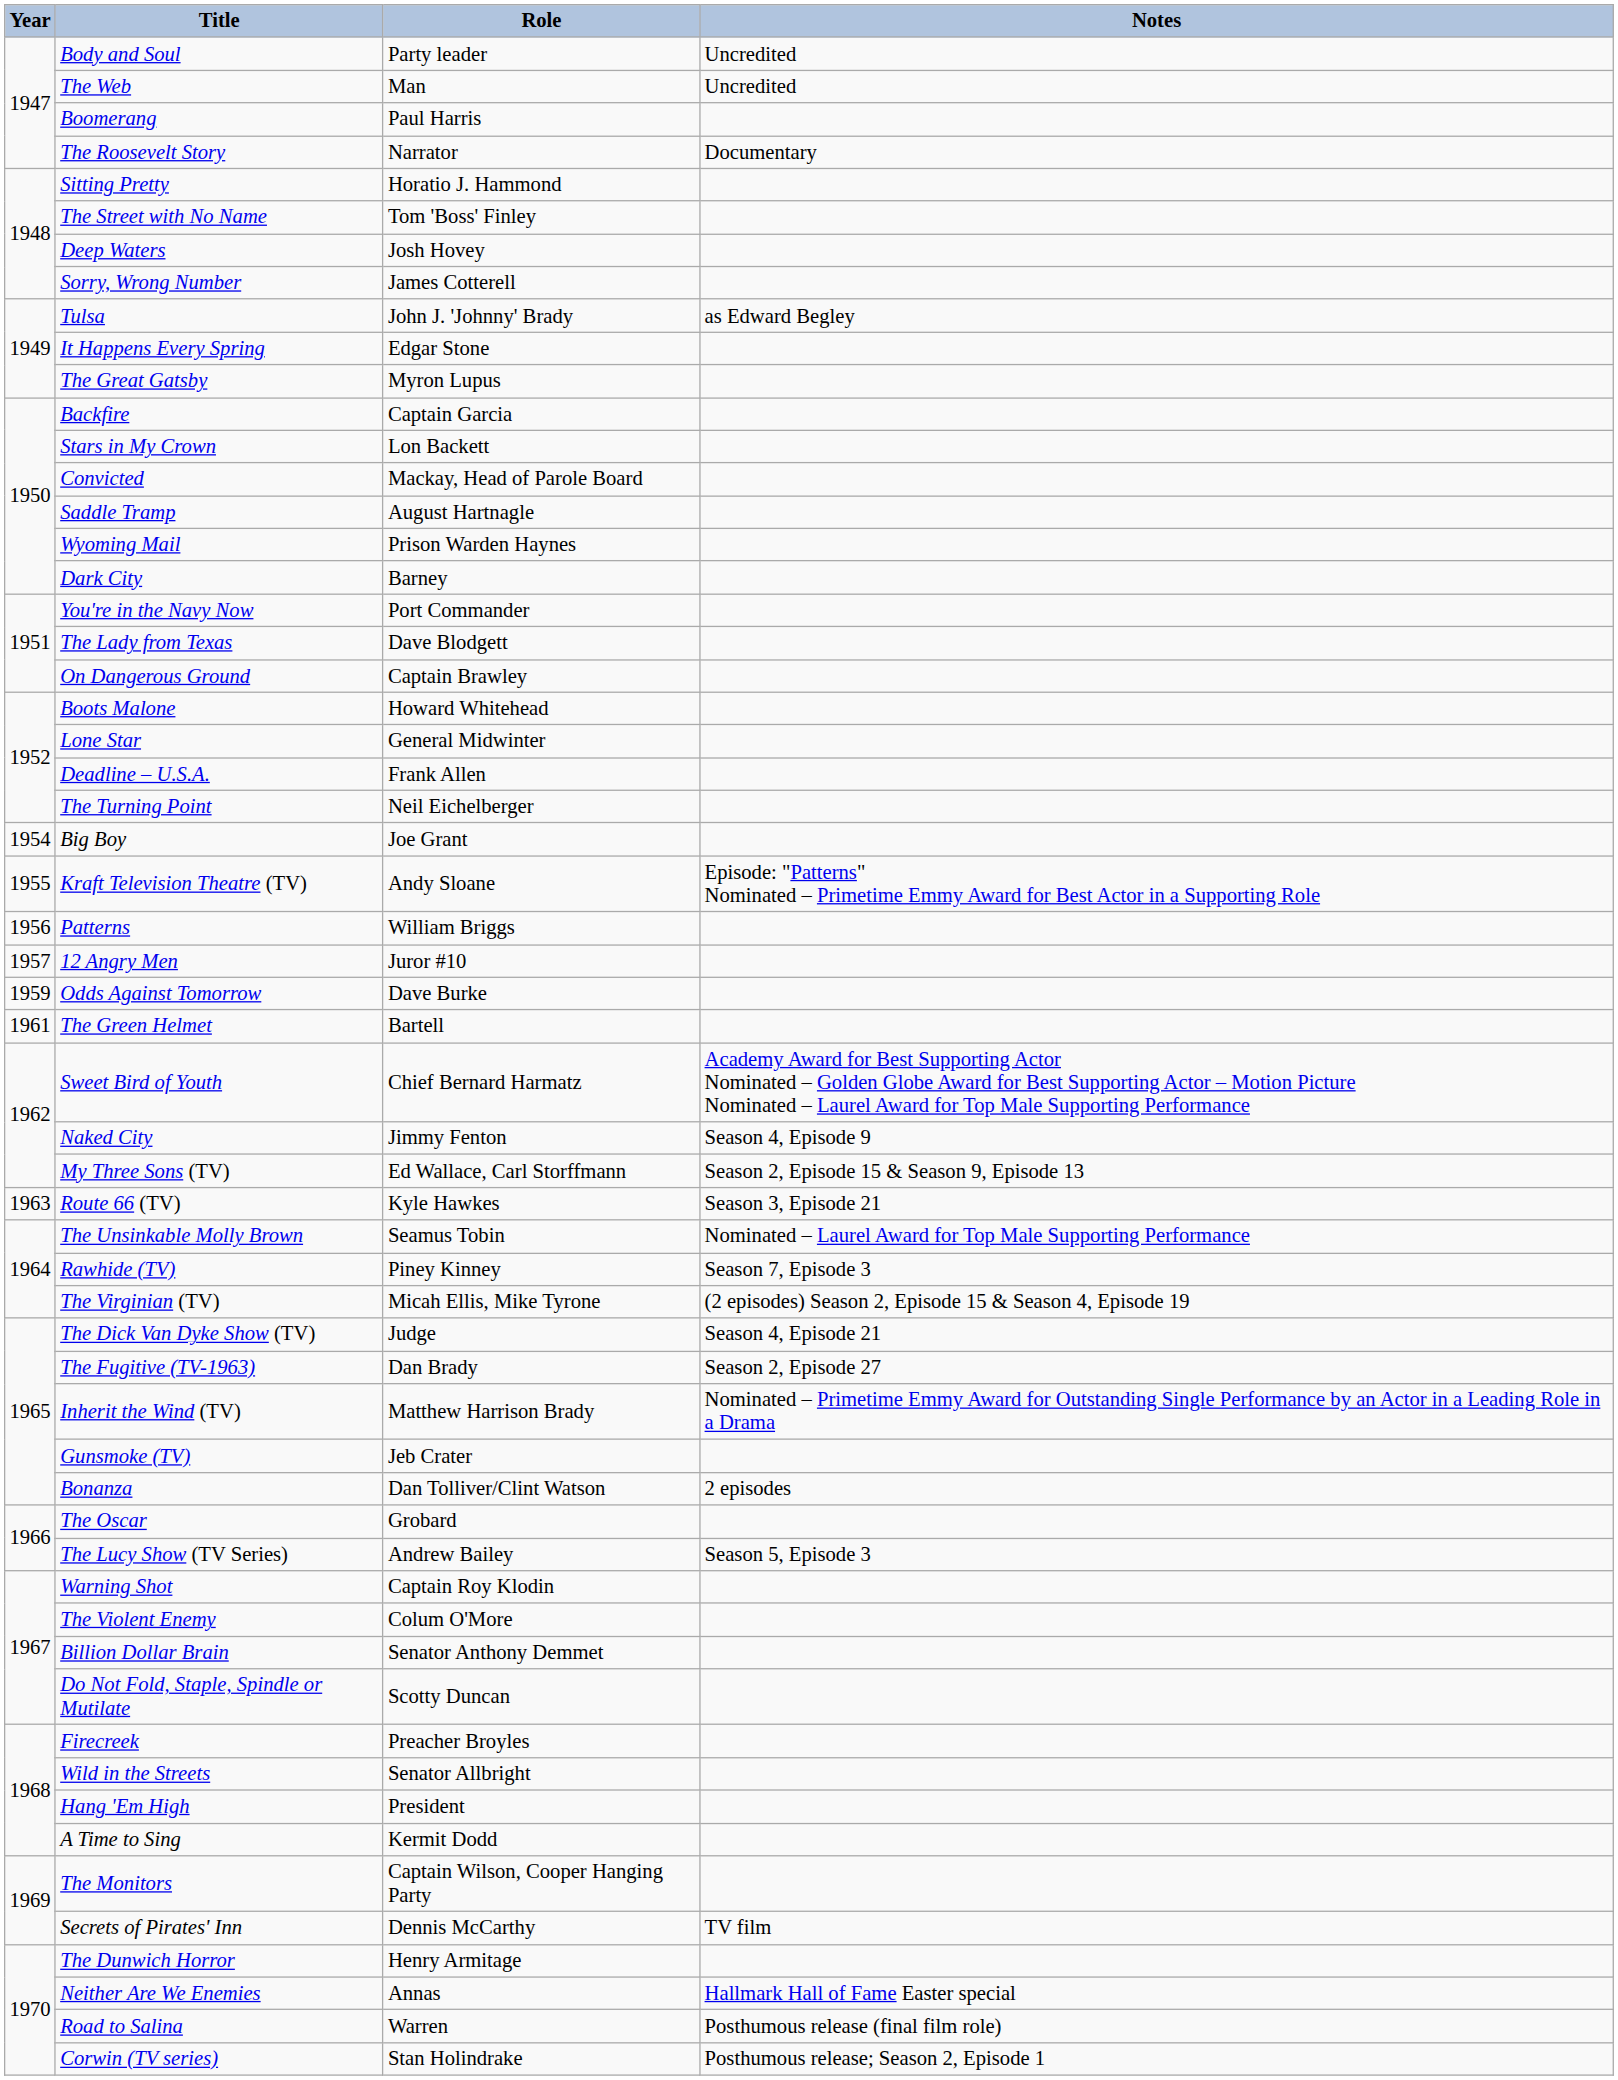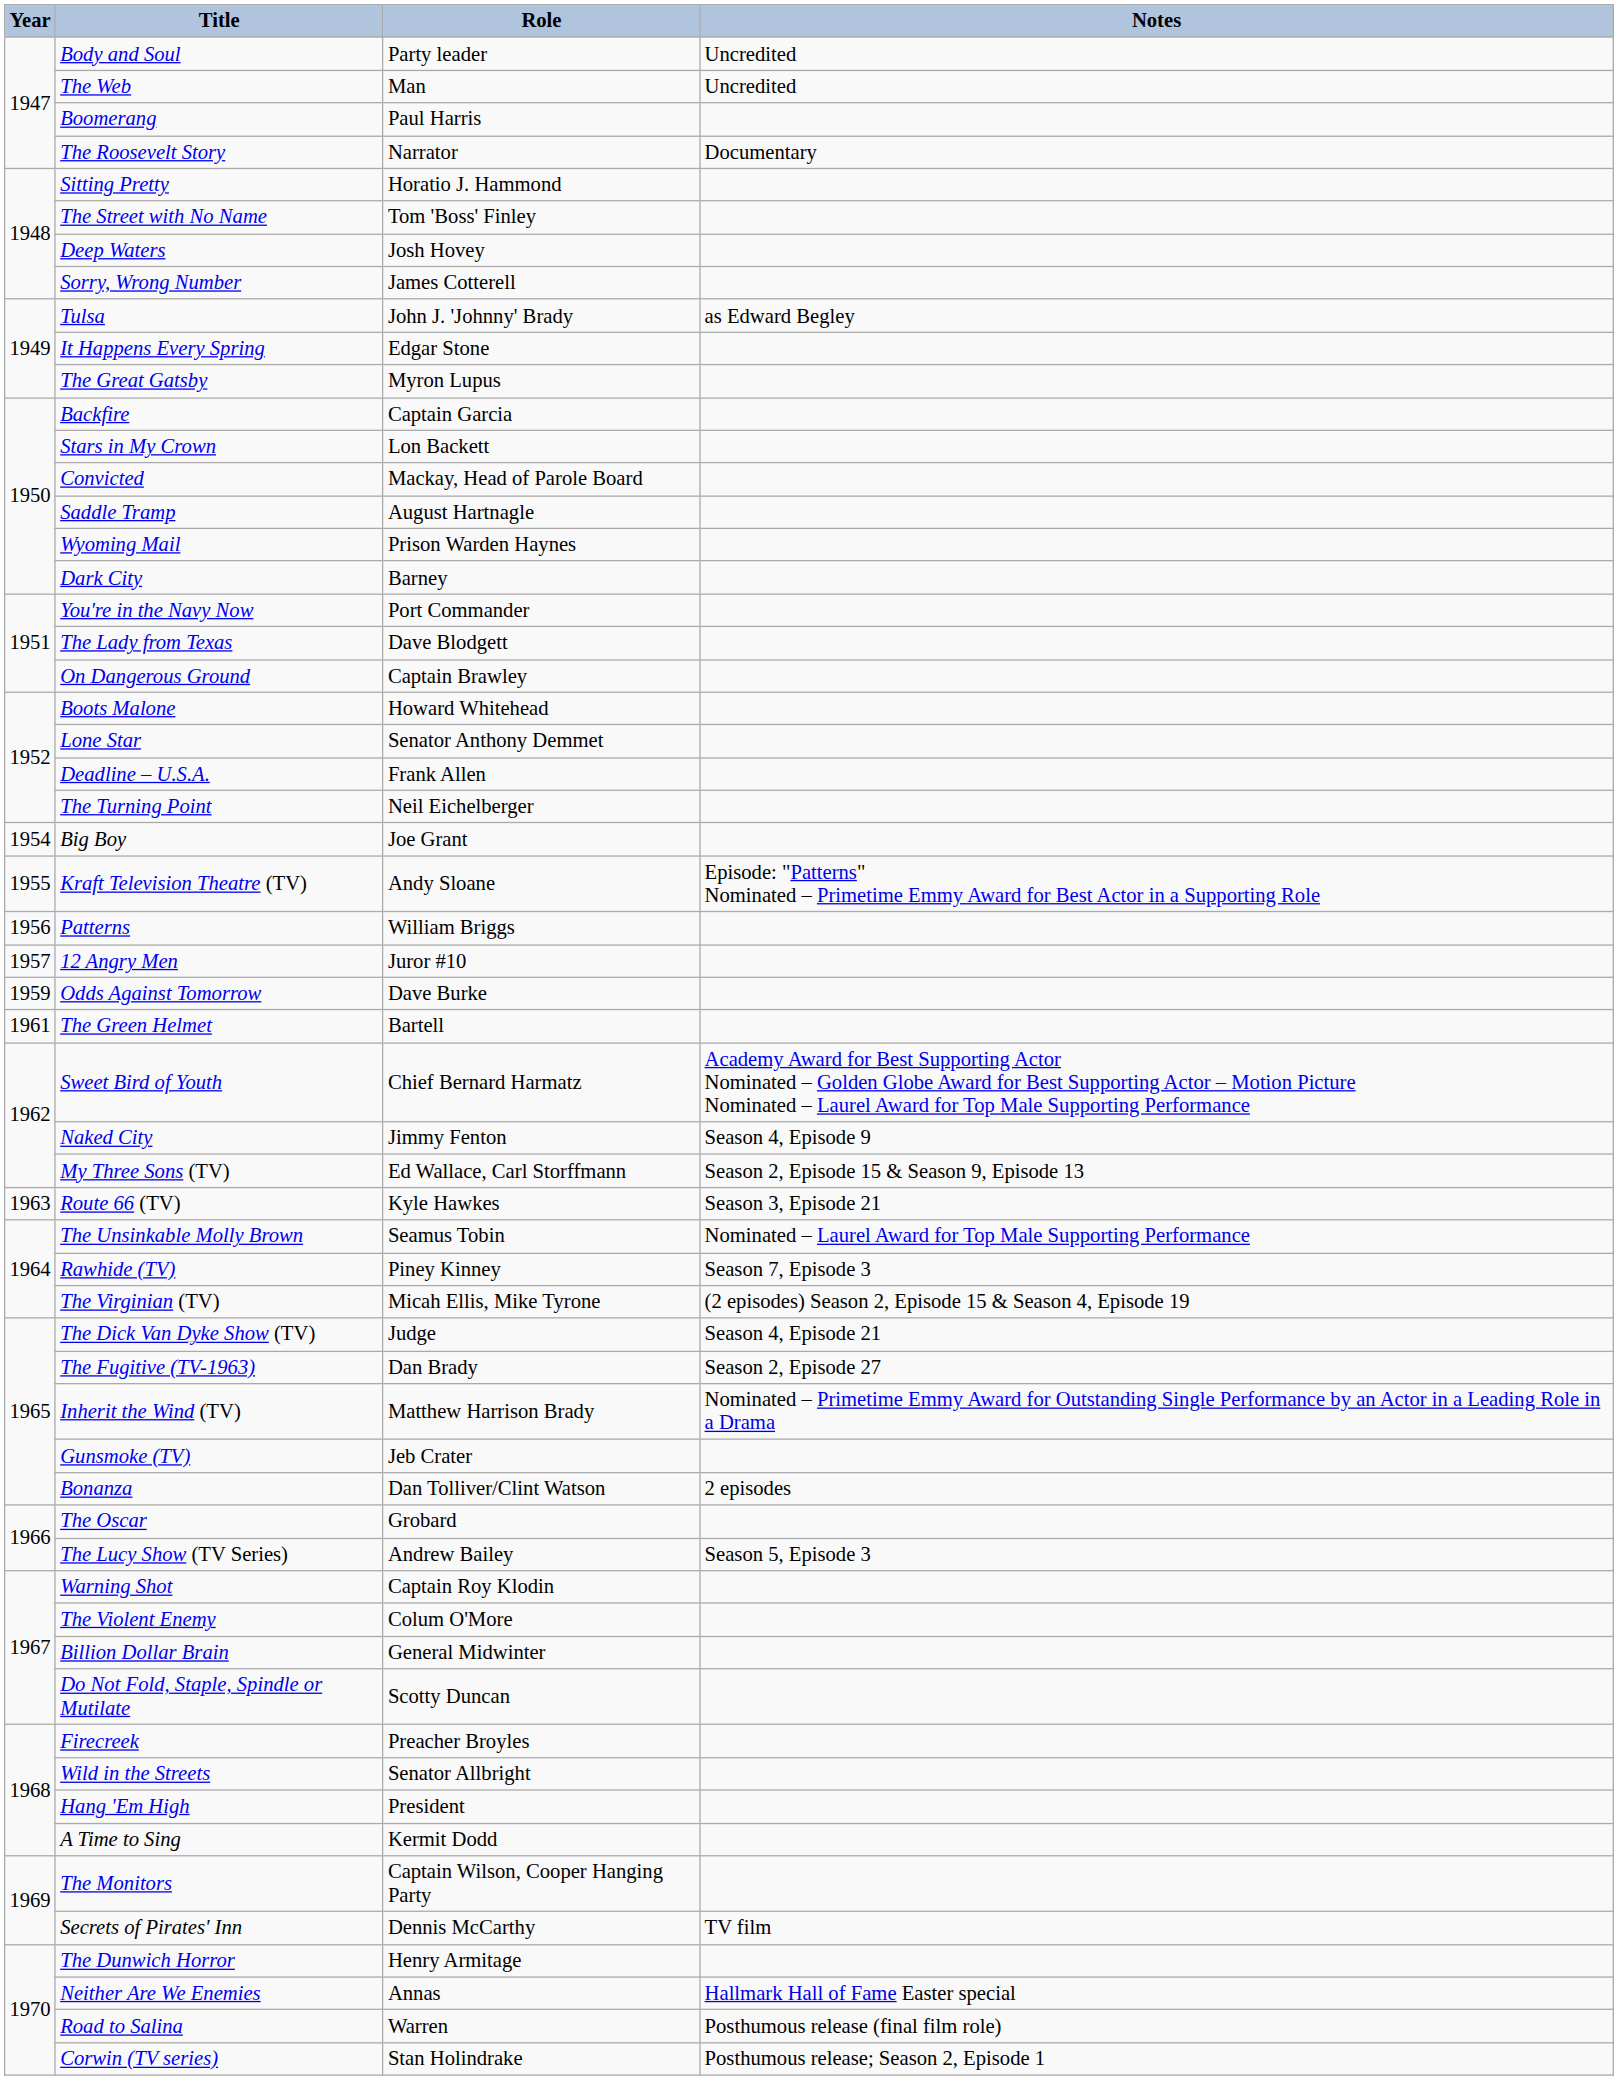(467, 741) General Midwinter -> (496, 741) Senator Anthony Demmet
(496, 1652) Senator Anthony Demmet -> (467, 1652) General Midwinter
